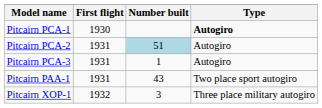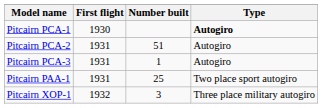(158, 45) lightblue background -> (158, 45) no background
(158, 78) 43 -> (158, 78) 25
